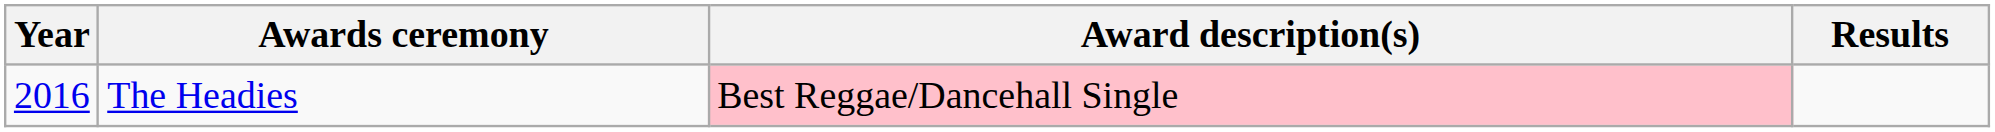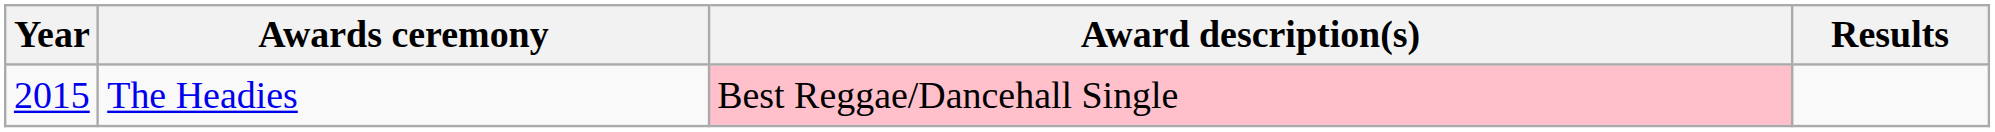(52, 94) 2016 -> (52, 94) 2015
